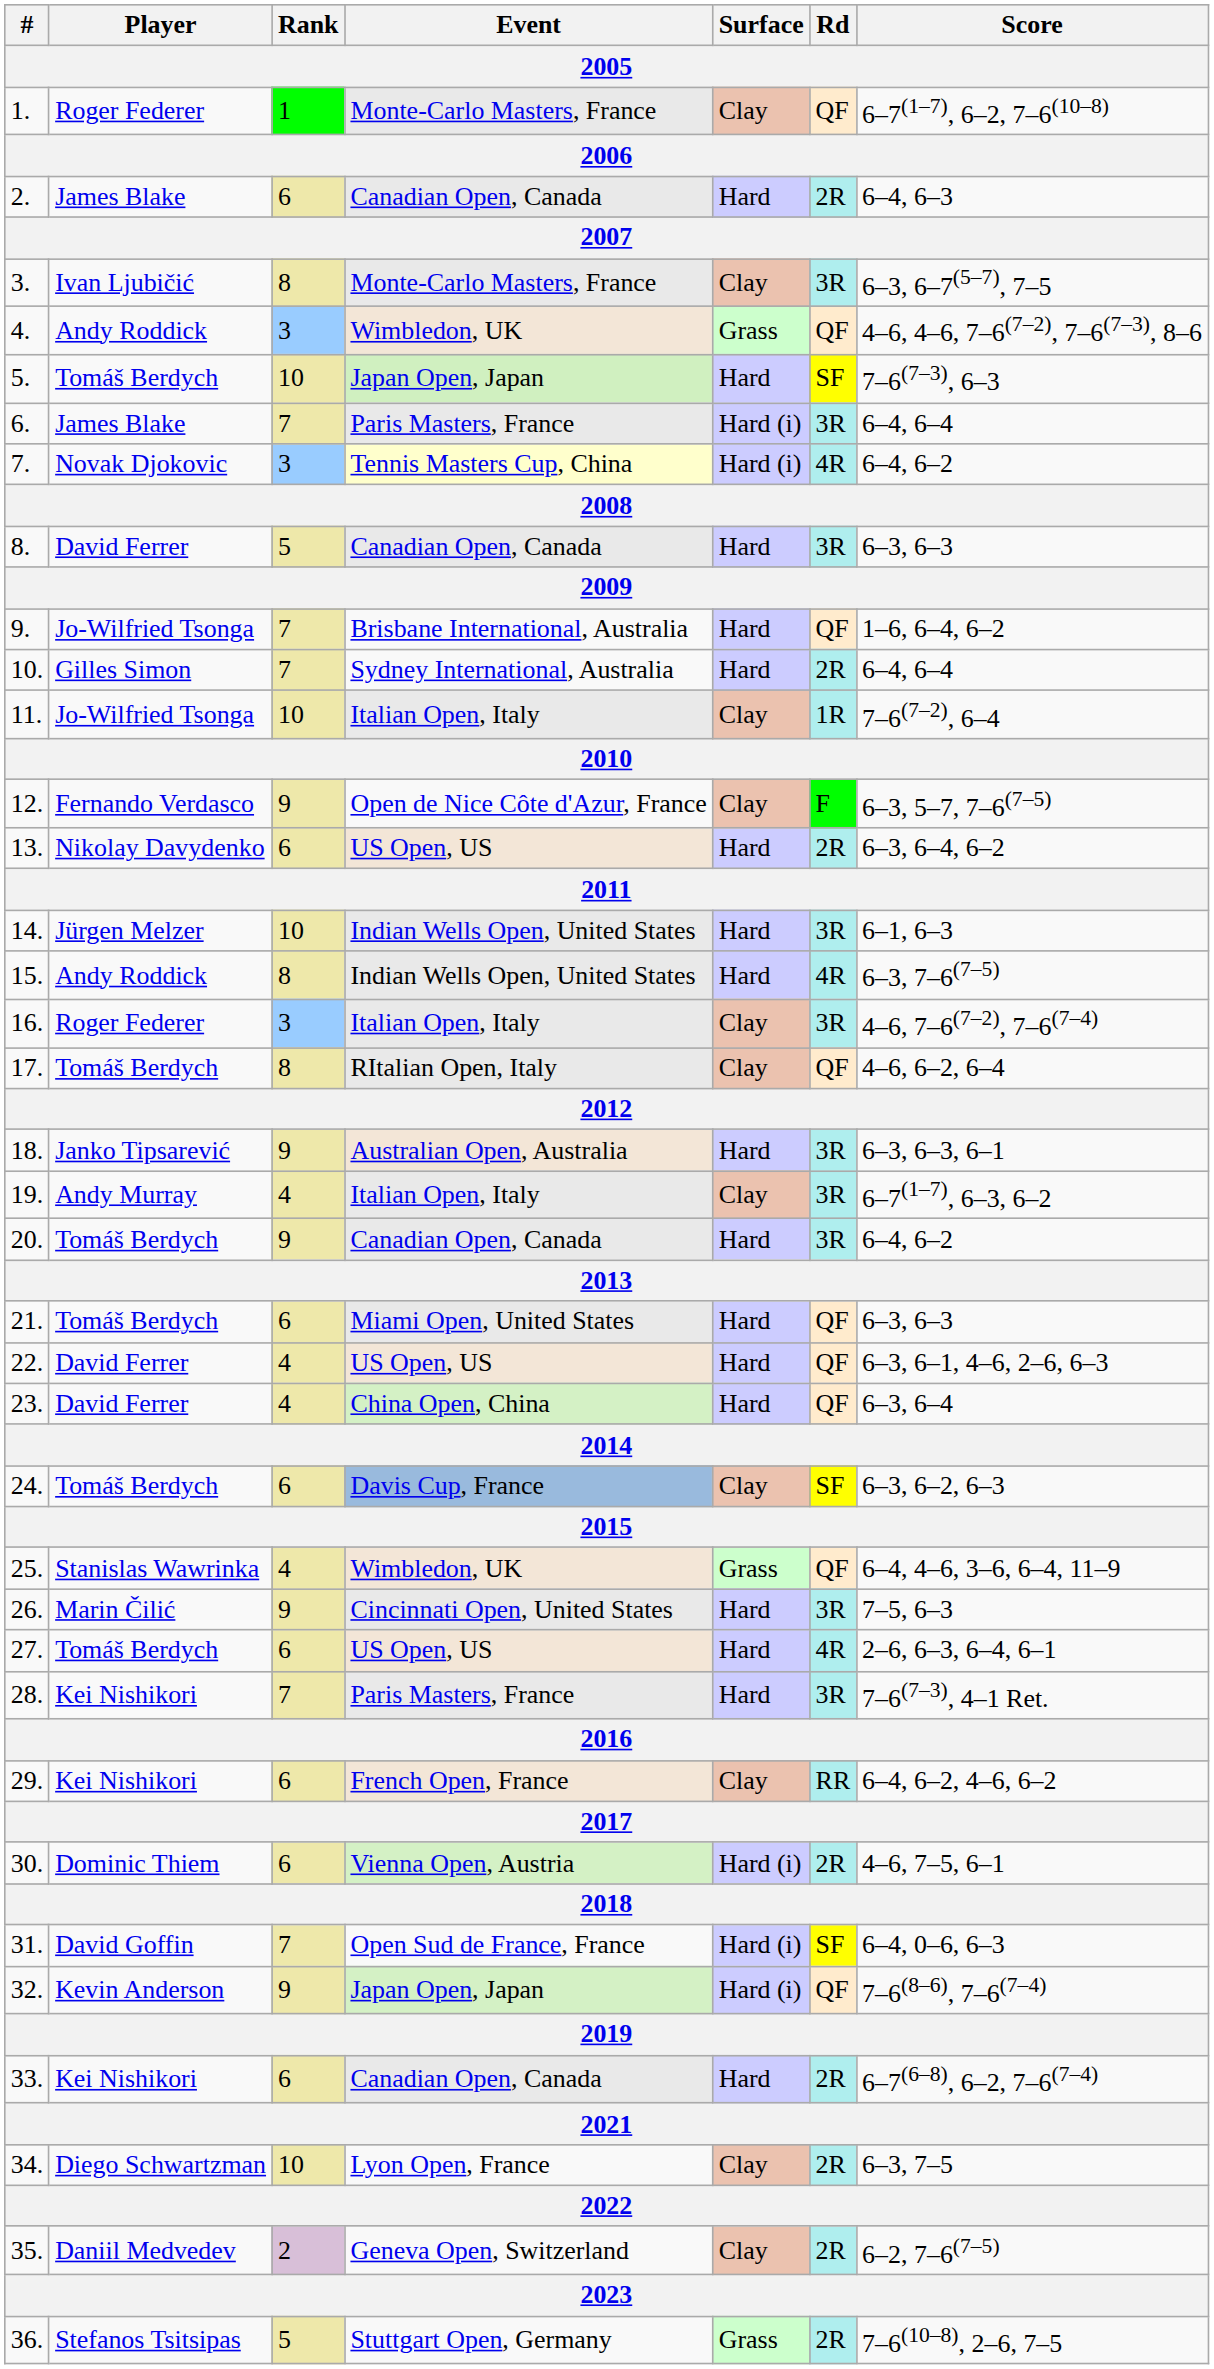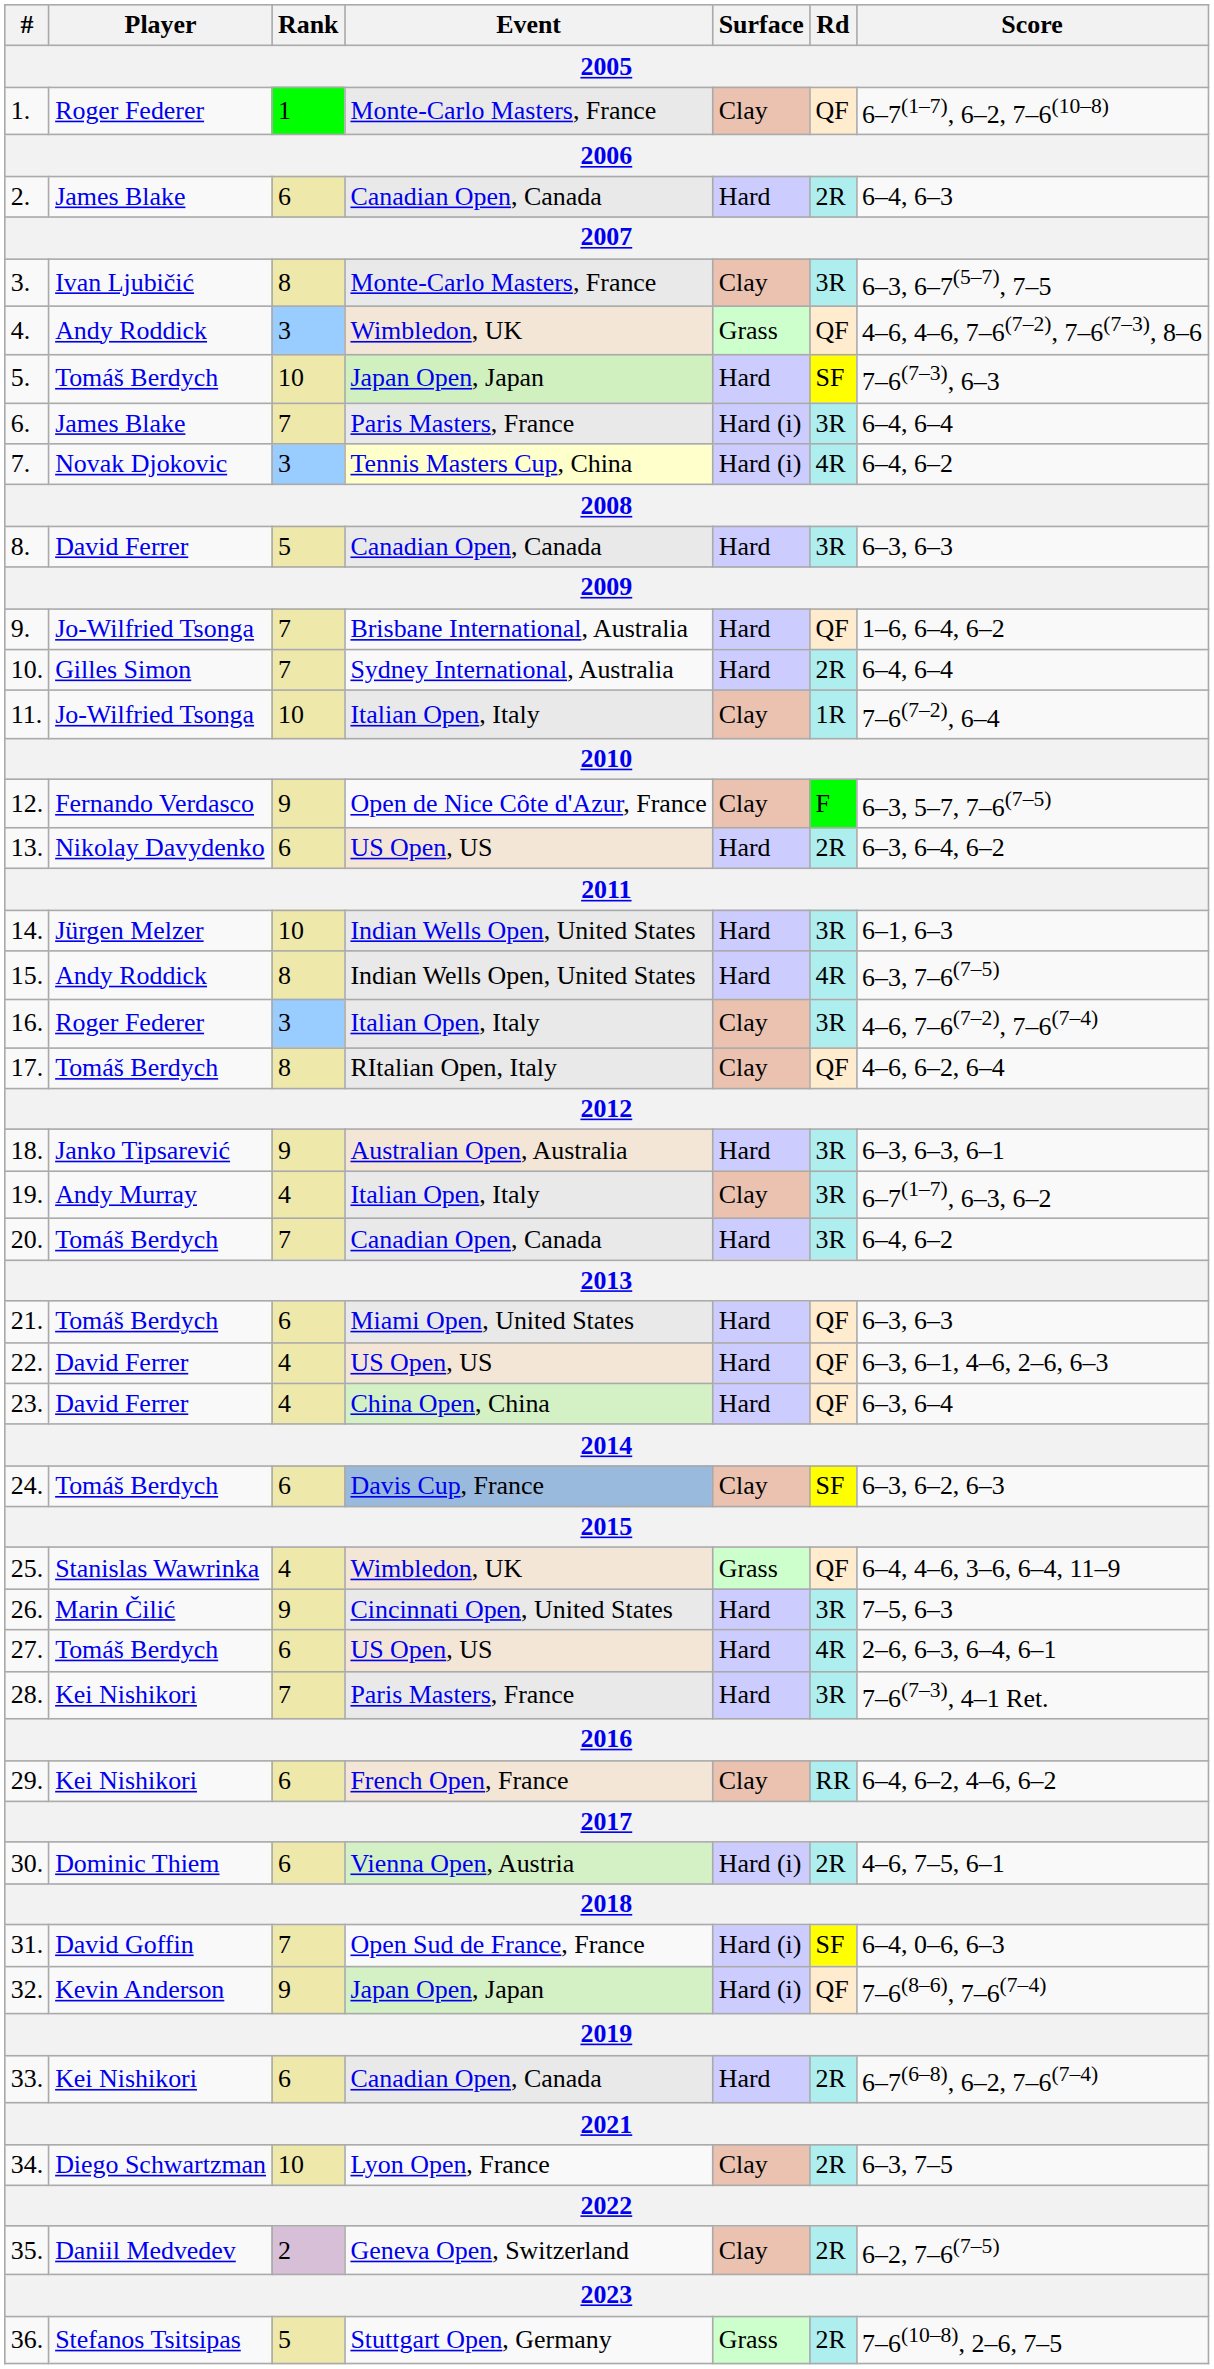(284, 1239) 9 -> (284, 1239) 7
